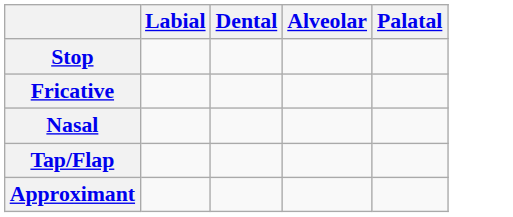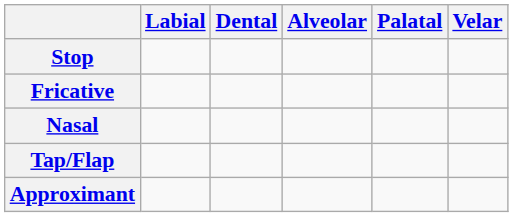+ column: (477, 21)
